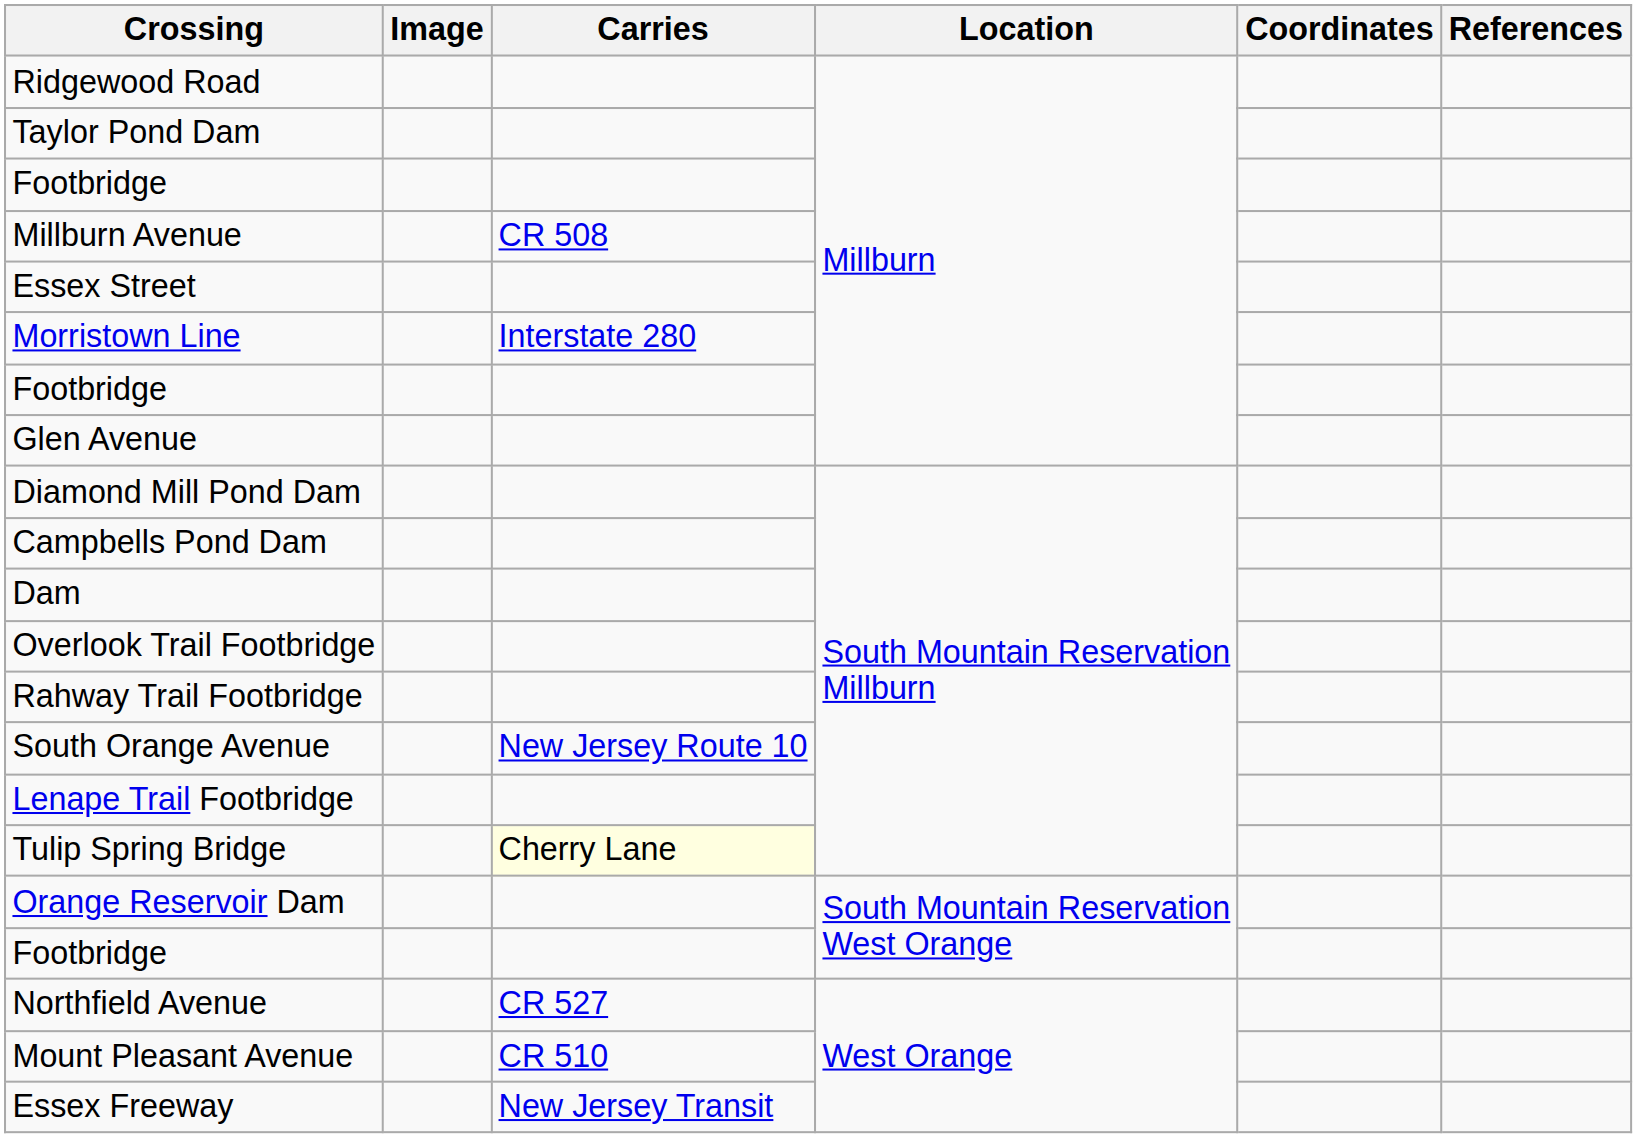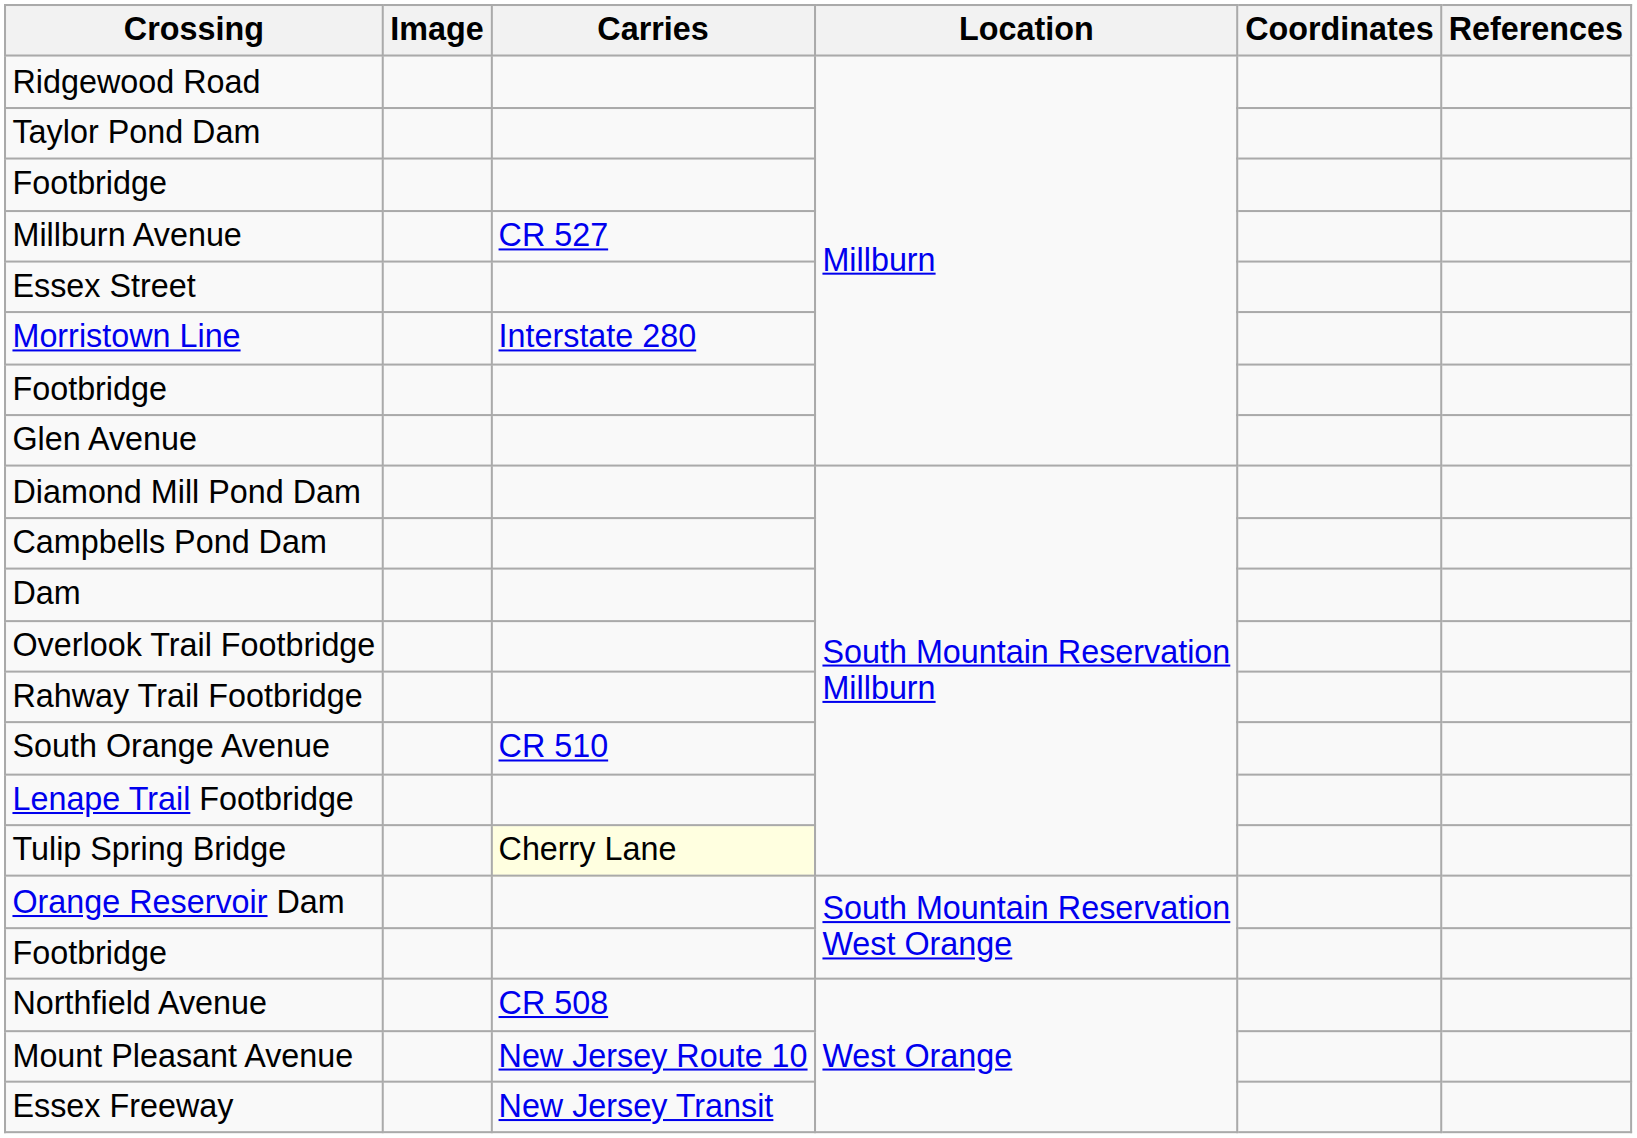(553, 235) CR 508 -> (553, 235) CR 527
(653, 747) New Jersey Route 10 -> (553, 747) CR 510
(553, 1004) CR 527 -> (553, 1004) CR 508
(553, 1055) CR 510 -> (653, 1055) New Jersey Route 10
